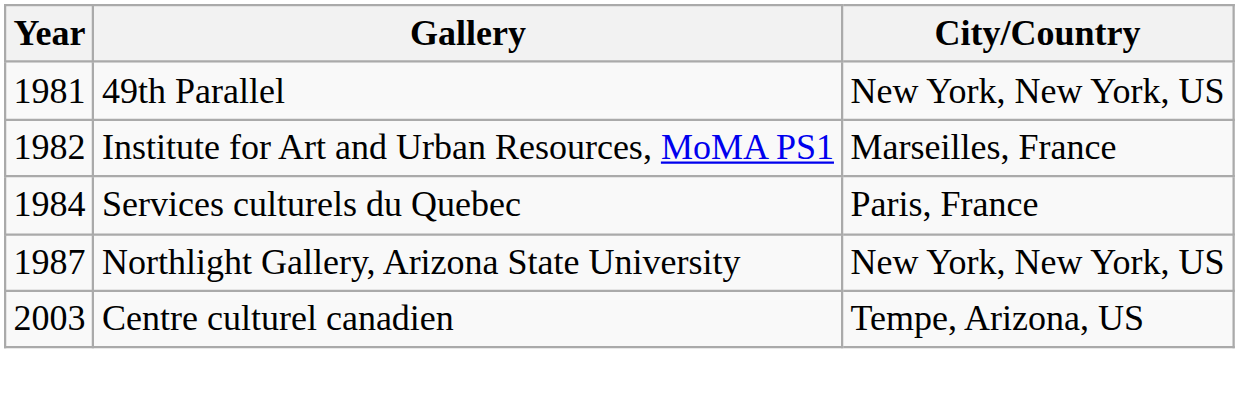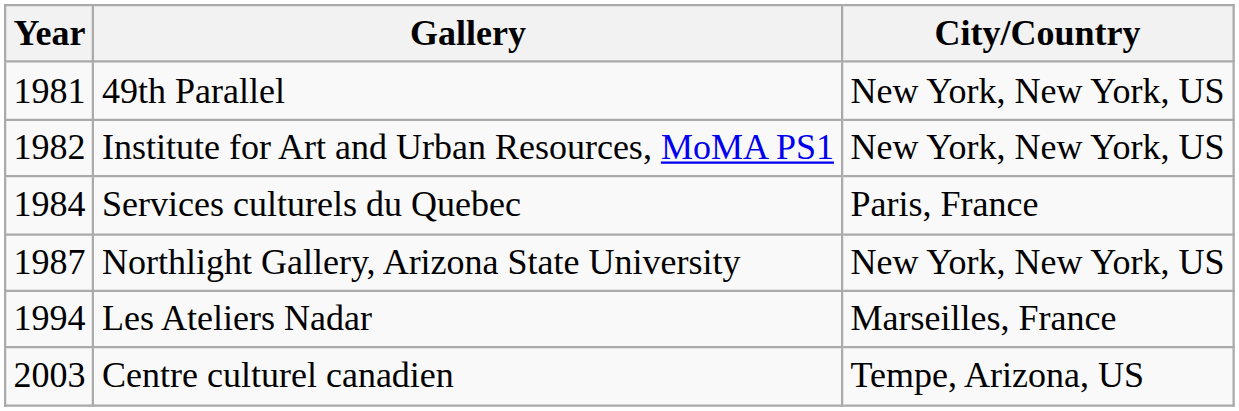(984, 147) Marseilles, France -> (1038, 147) New York, New York, US
+ row: (237, 318)
